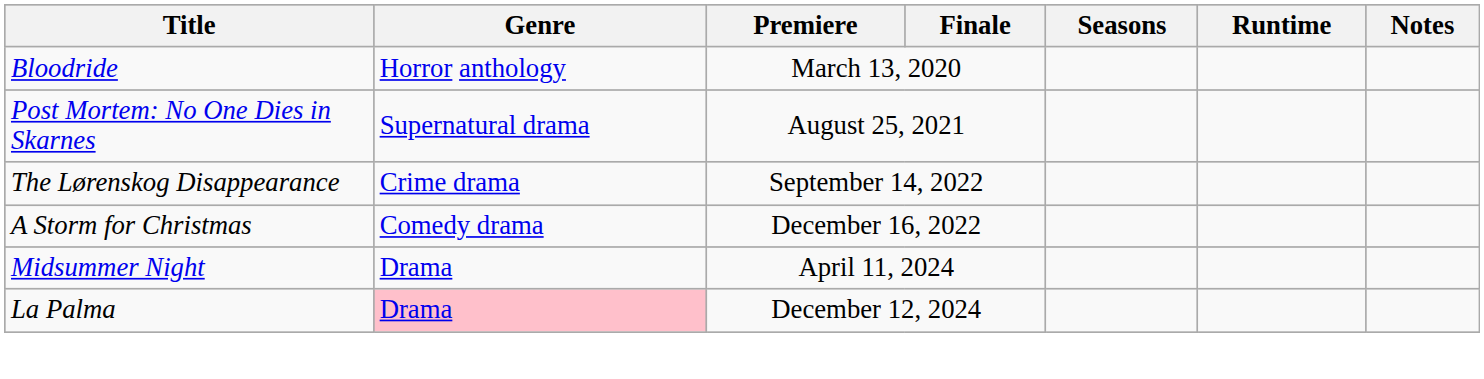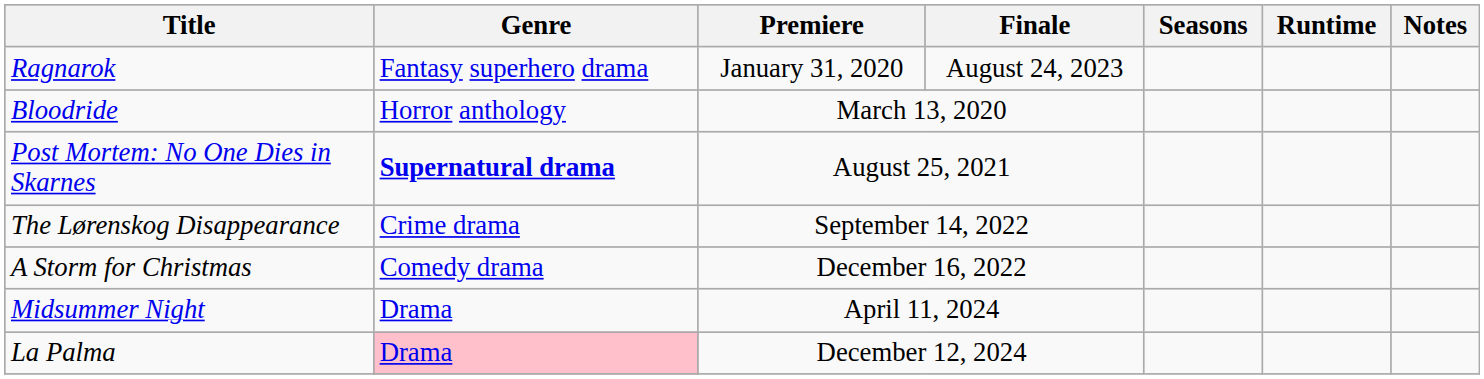+ row: (63, 68)
(485, 125) normal -> (497, 167) bold
